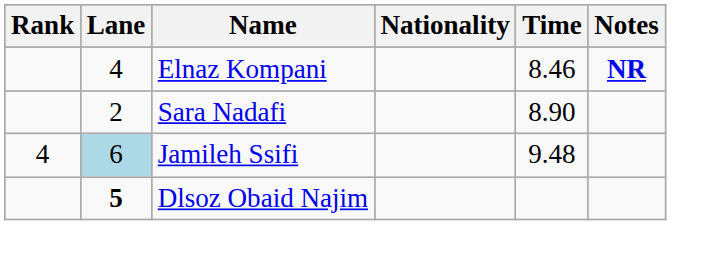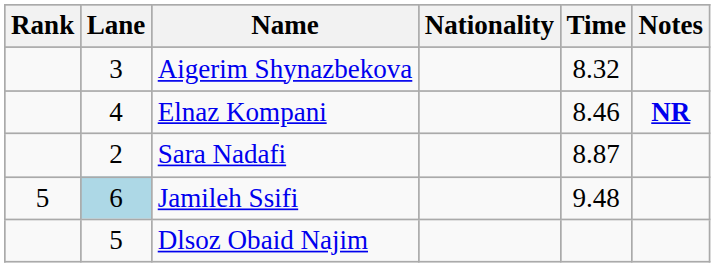+ row: (285, 68)
(552, 111) 8.90 -> (596, 154) 8.87
(43, 154) 4 -> (43, 197) 5
(116, 197) bold -> (116, 240) normal
